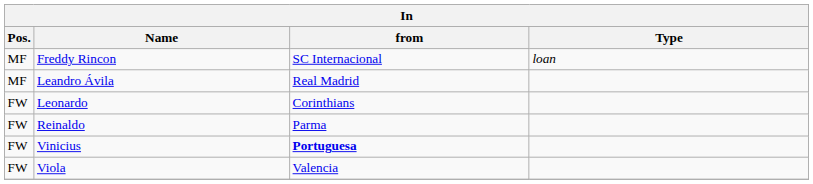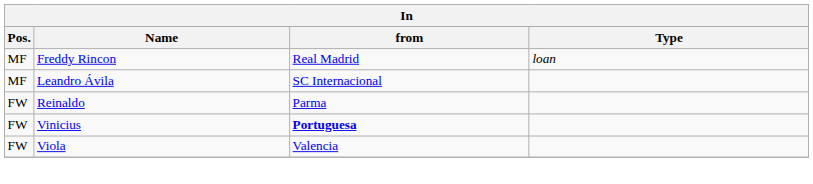(337, 59) SC Internacional -> (326, 59) Real Madrid
(326, 81) Real Madrid -> (337, 81) SC Internacional
- row: (62, 103)
